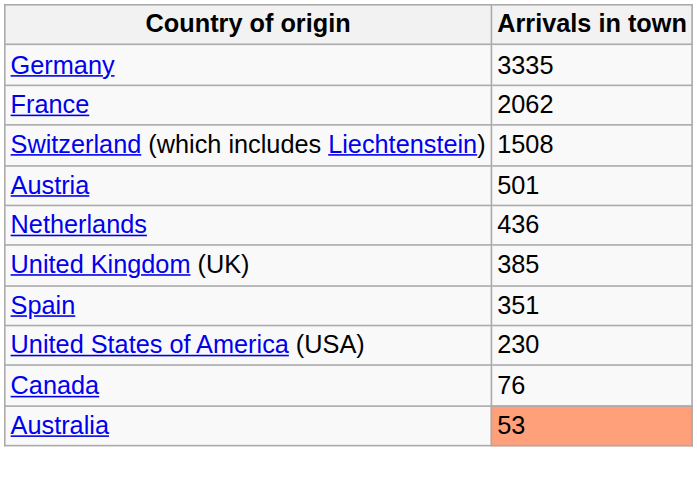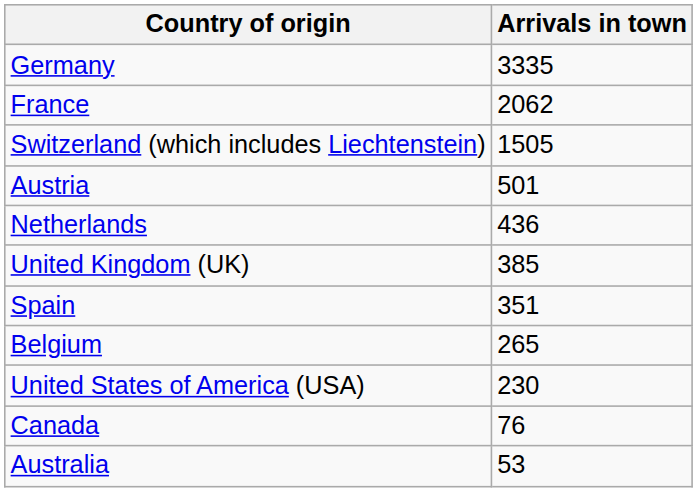(525, 144) 1508 -> (525, 144) 1505
+ row: (56, 345)
(511, 425) lightsalmon background -> (511, 465) no background
